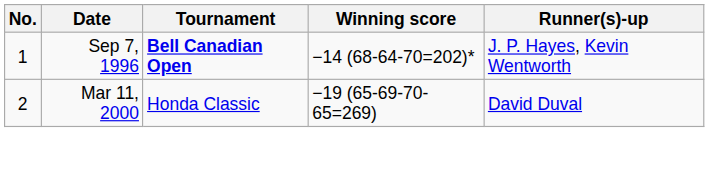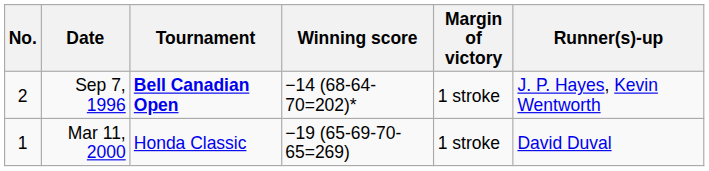+ column: (474, 38)
(23, 56) 1 -> (23, 95) 2
(23, 103) 2 -> (23, 142) 1
